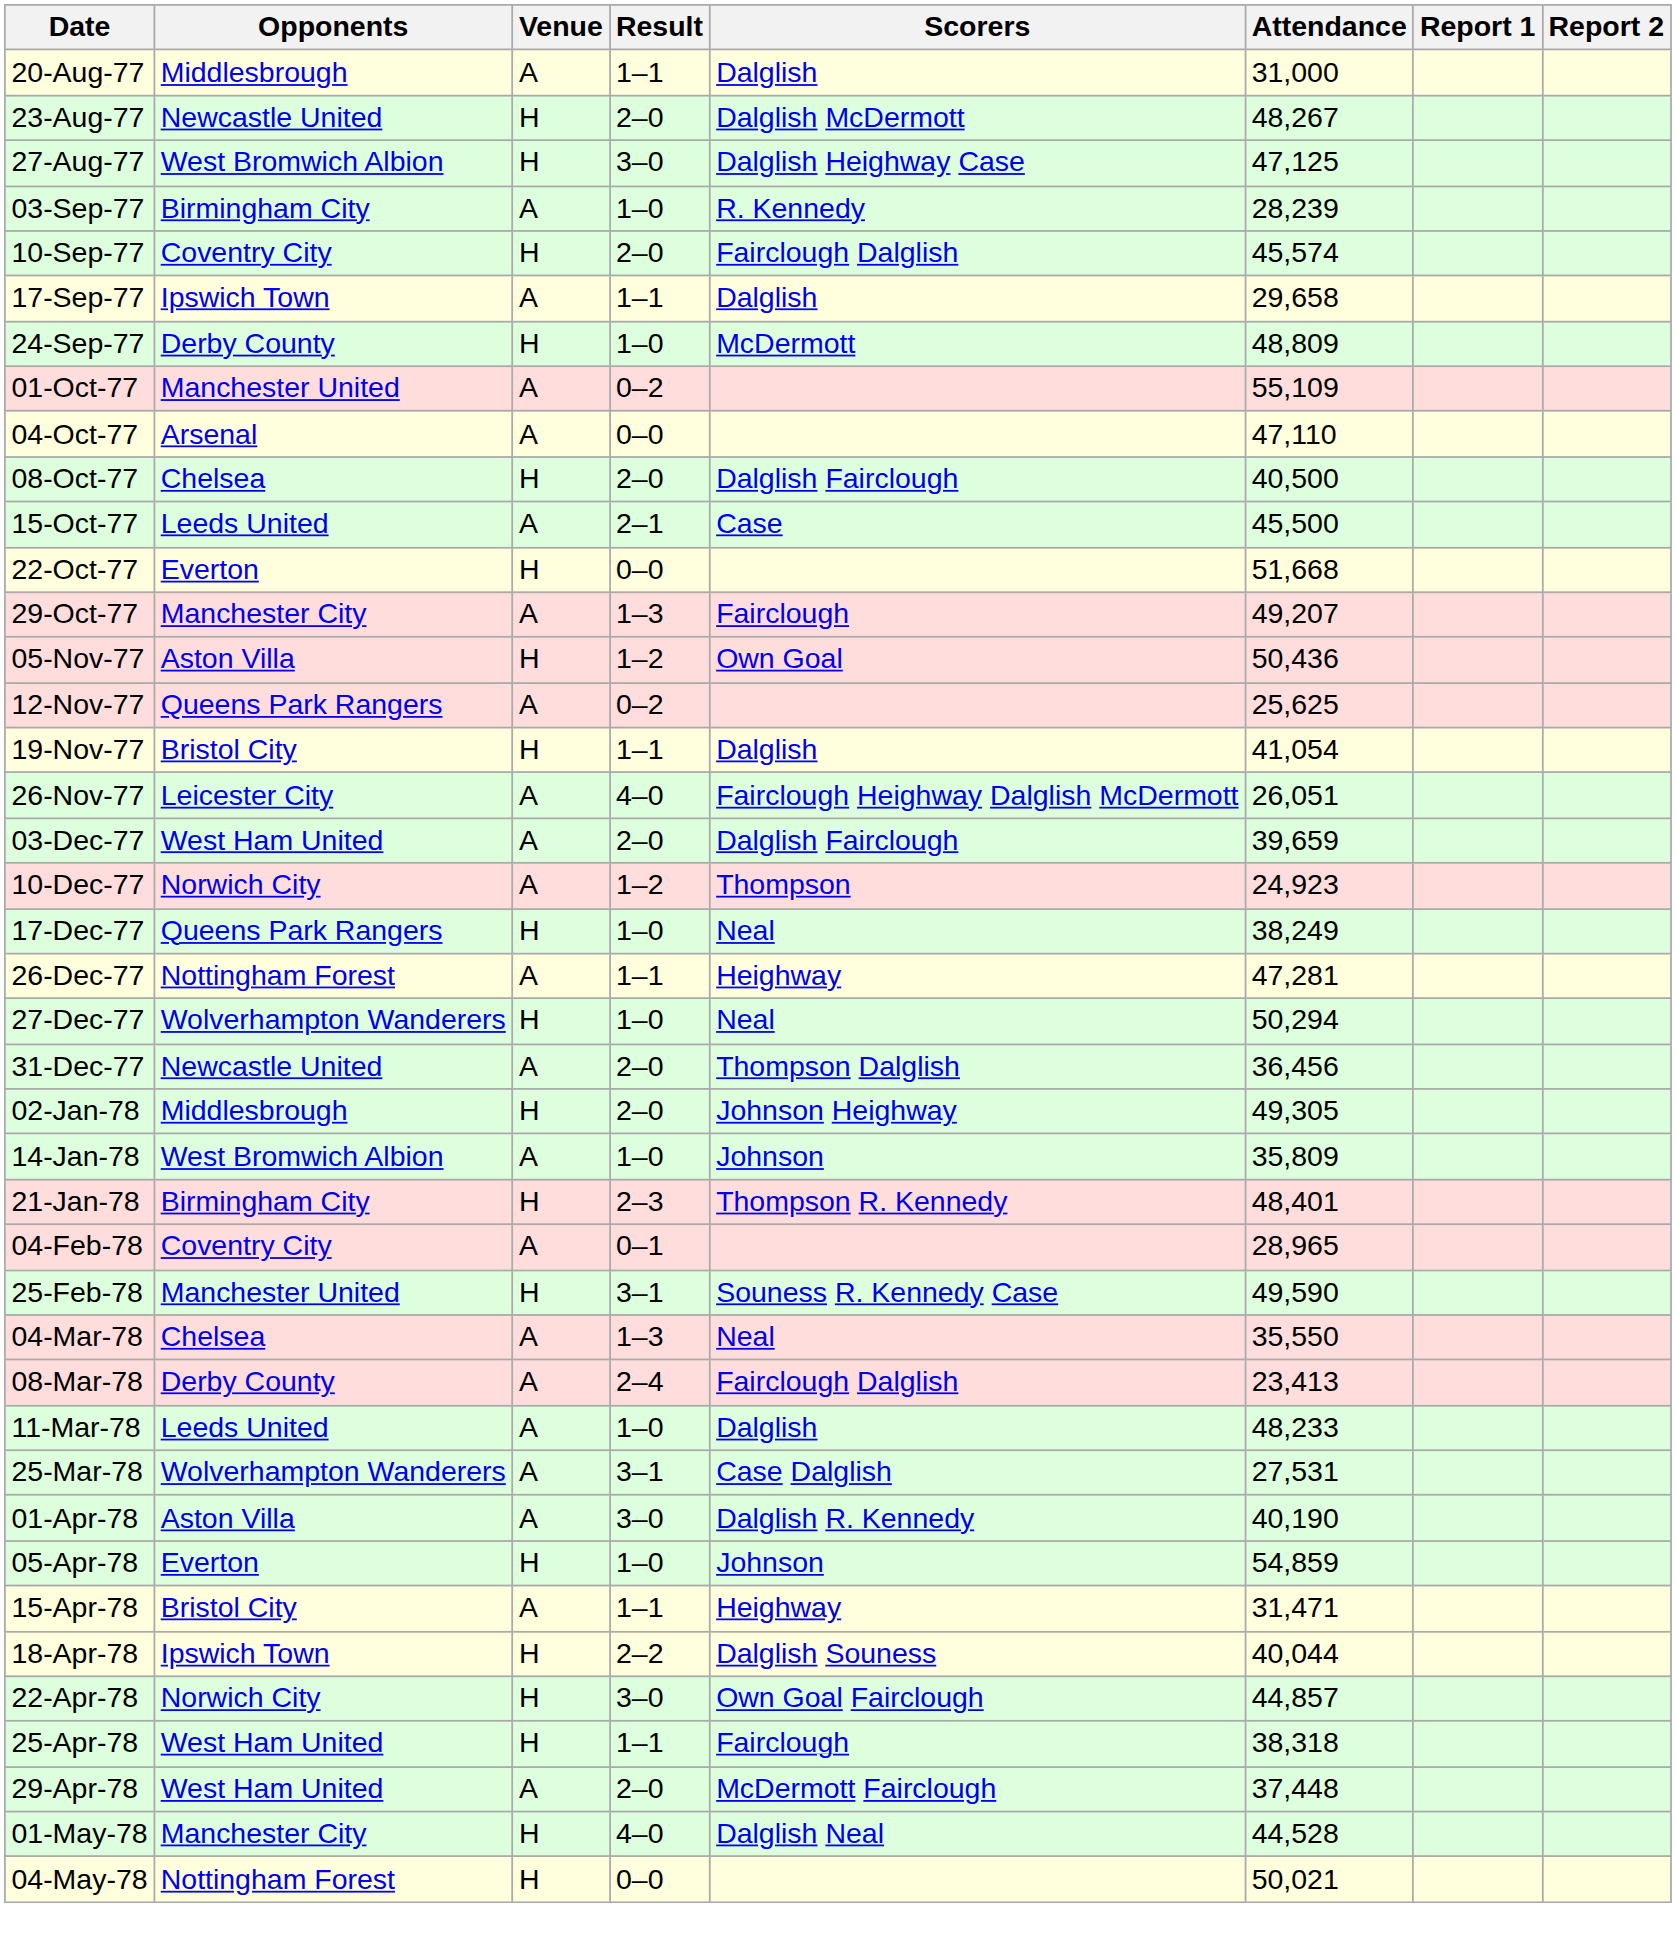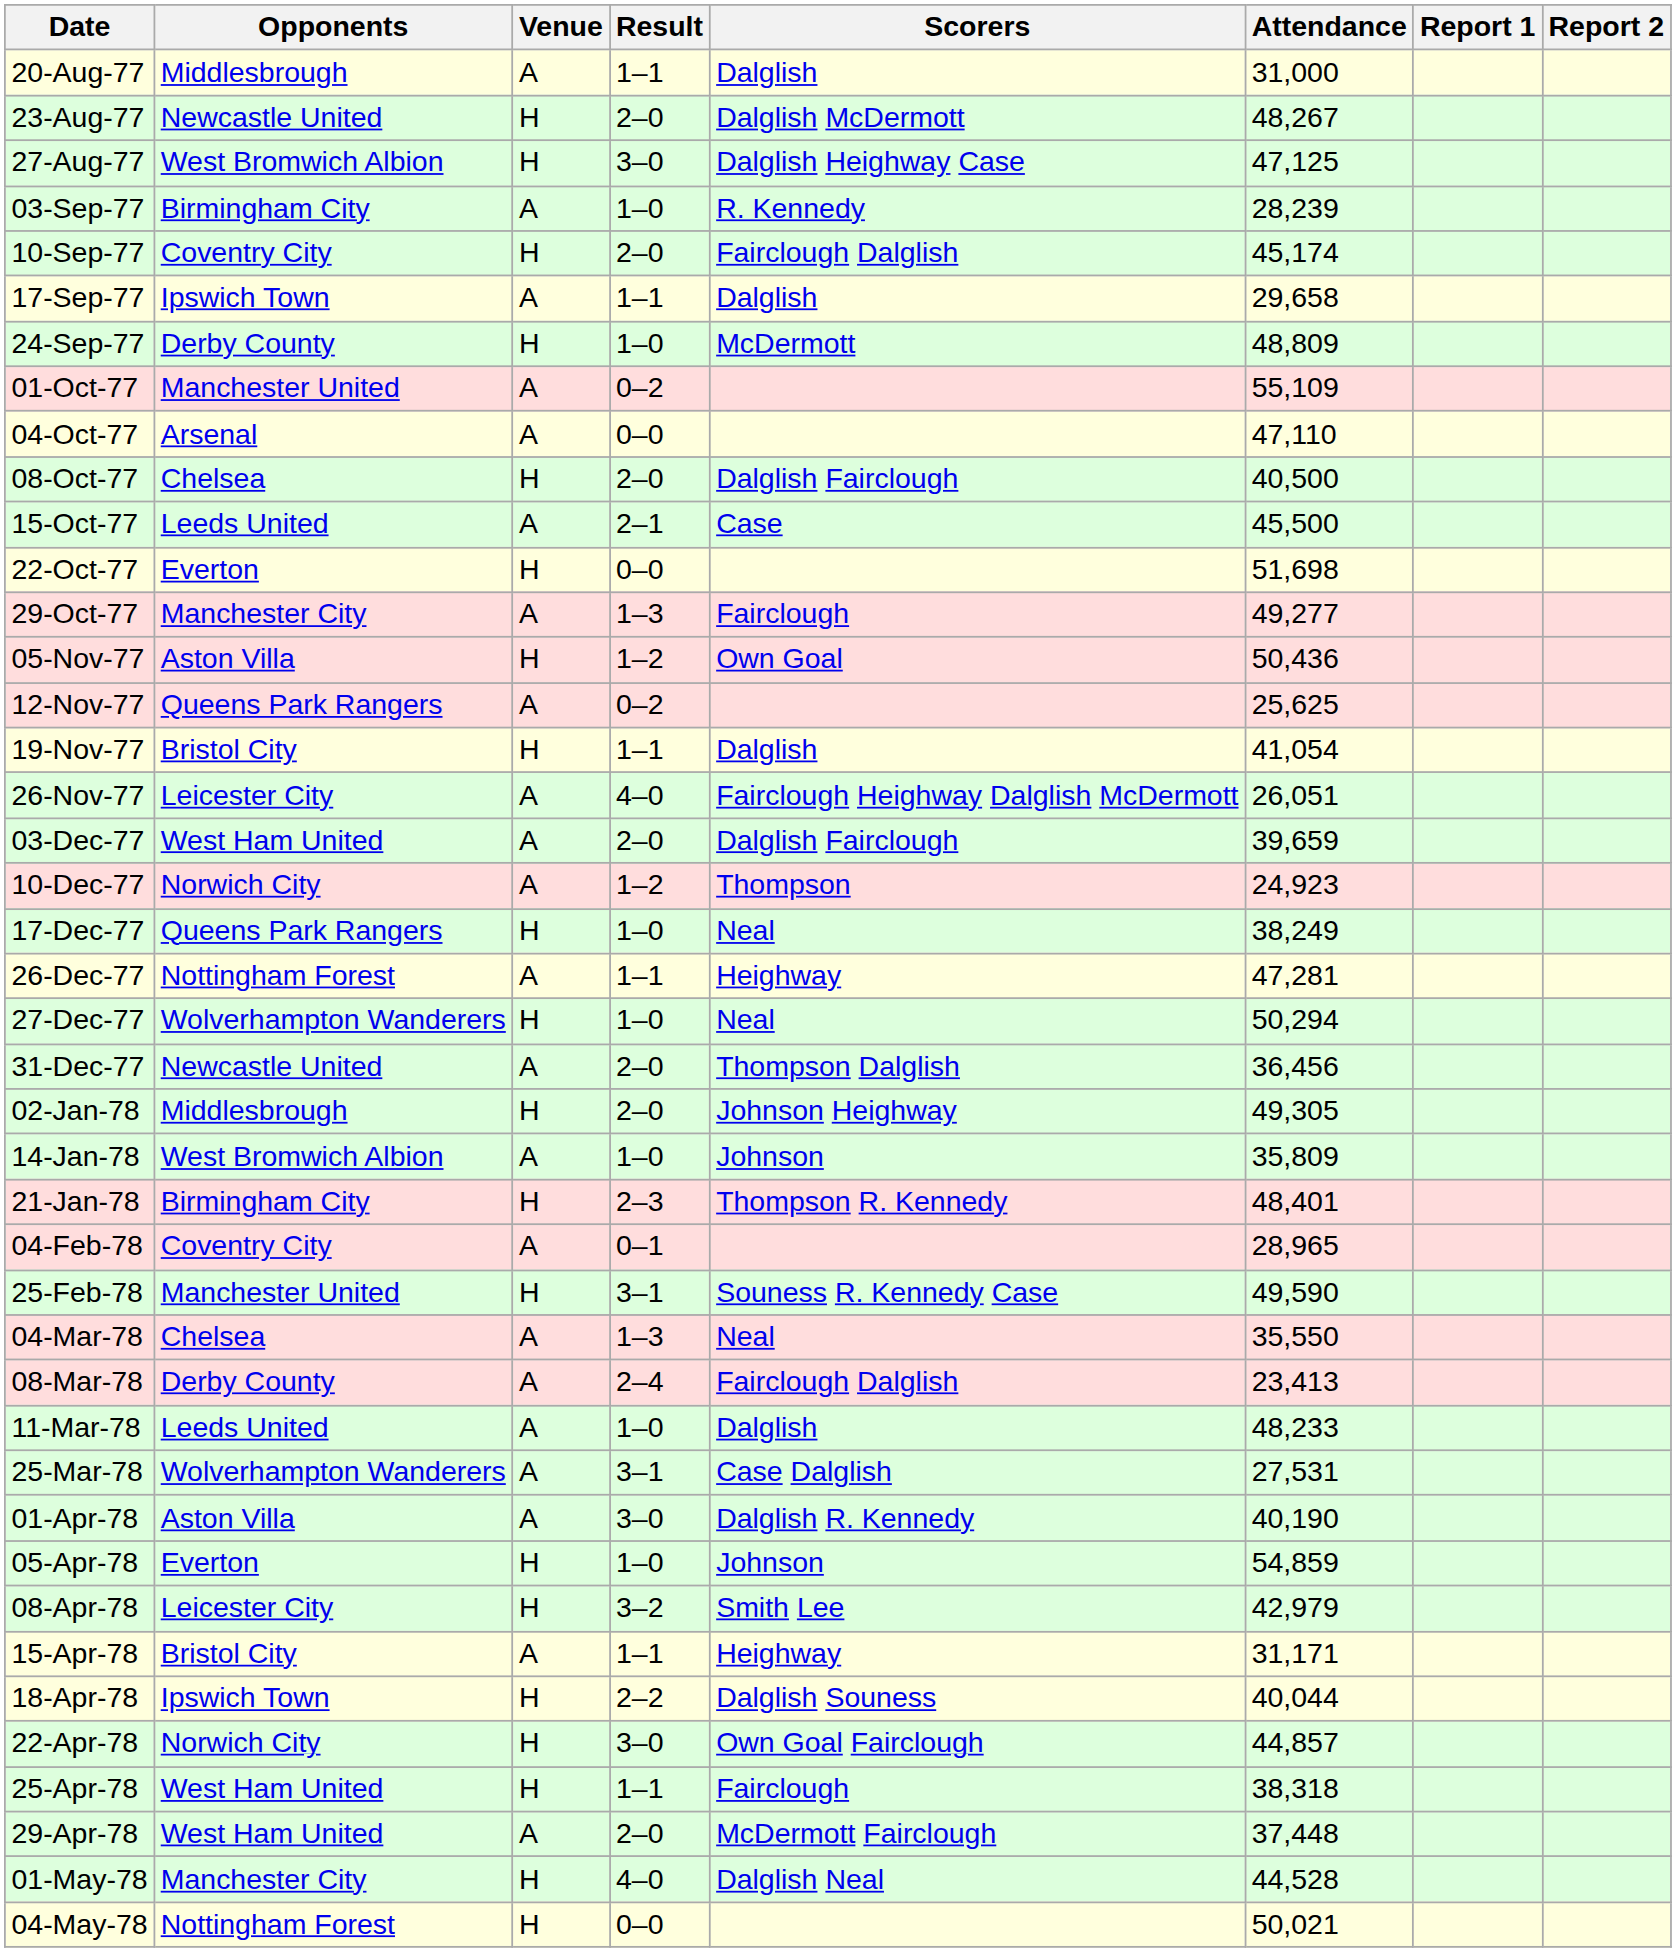(1295, 252) 45,574 -> (1295, 252) 45,174
(1295, 569) 51,668 -> (1295, 569) 51,698
(1295, 614) 49,207 -> (1295, 614) 49,277
+ row: (75, 1607)
(1295, 1607) 31,471 -> (1295, 1653) 31,171
